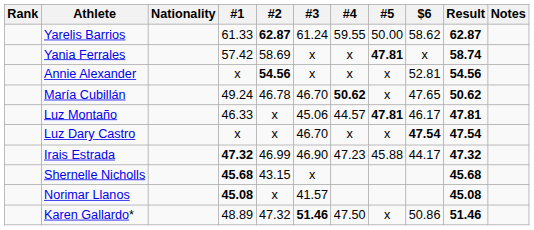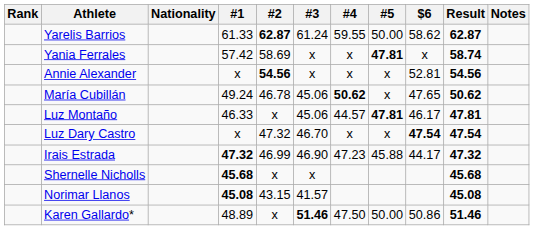(312, 94) 46.70 -> (312, 94) 45.06
(275, 134) x -> (275, 134) 47.32
(275, 174) 43.15 -> (275, 174) x
(275, 194) x -> (275, 194) 43.15
(275, 214) 47.32 -> (275, 214) x
(387, 214) x -> (387, 214) 50.00
